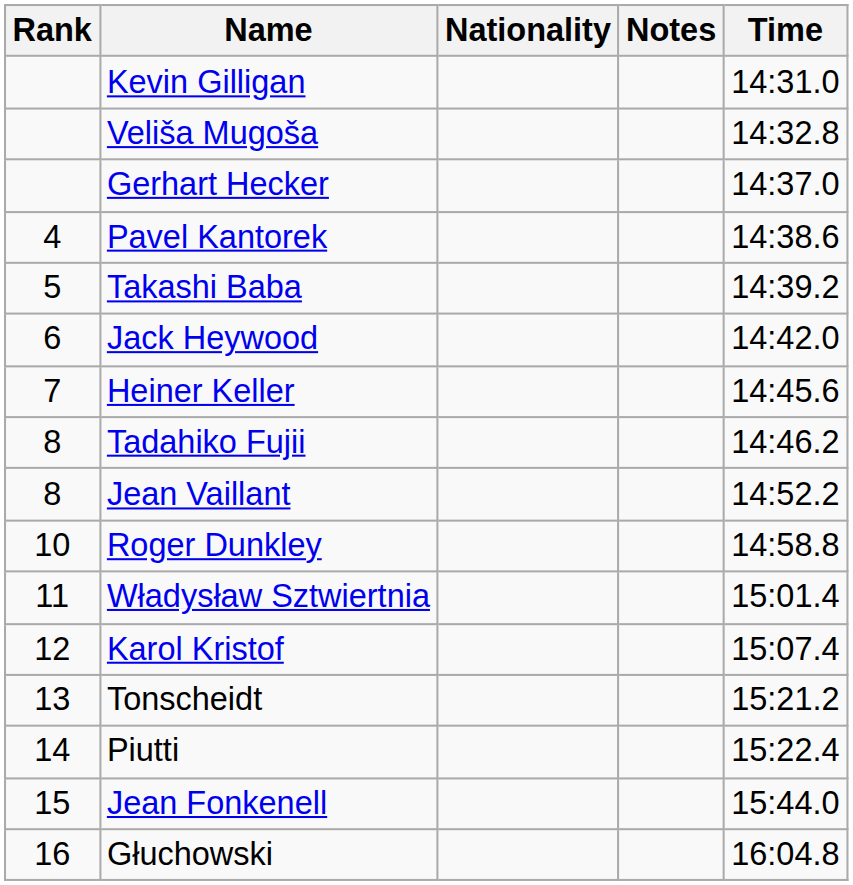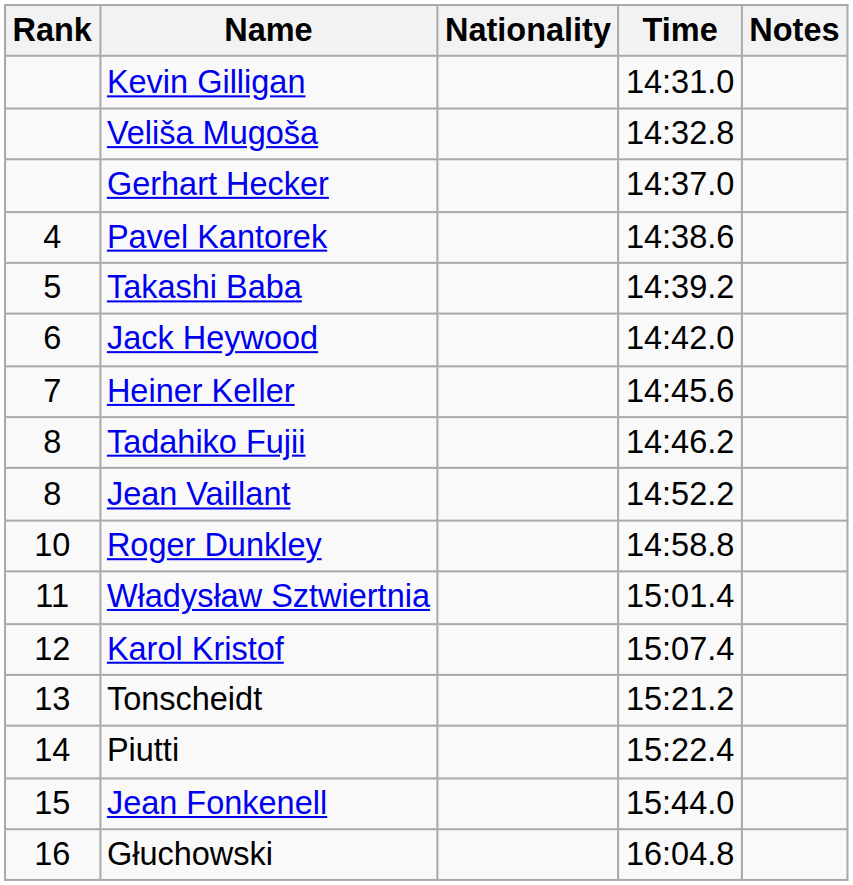columns swapped: (785, 30) <-> (671, 30)
